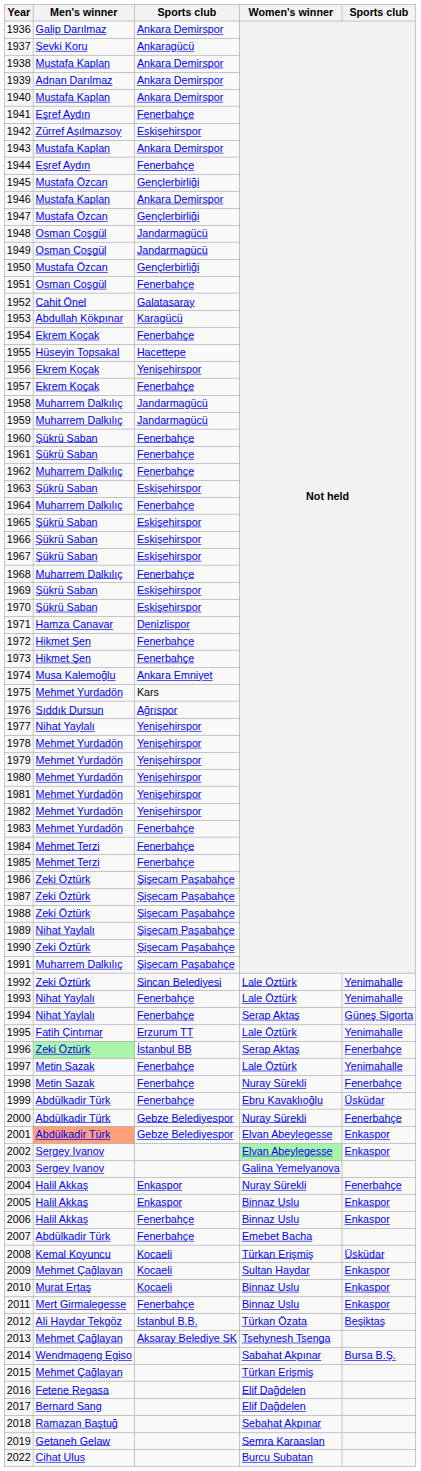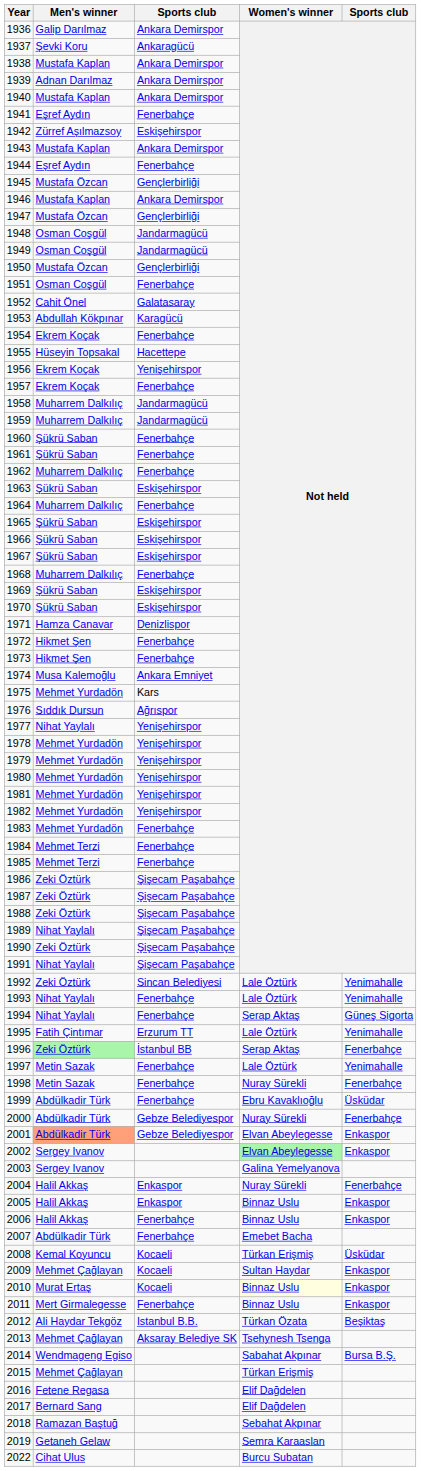(79, 965) Muharrem Dalkılıç -> (65, 965) Nihat Yaylalı
(271, 1288) no background -> (271, 1288) lightyellow background
